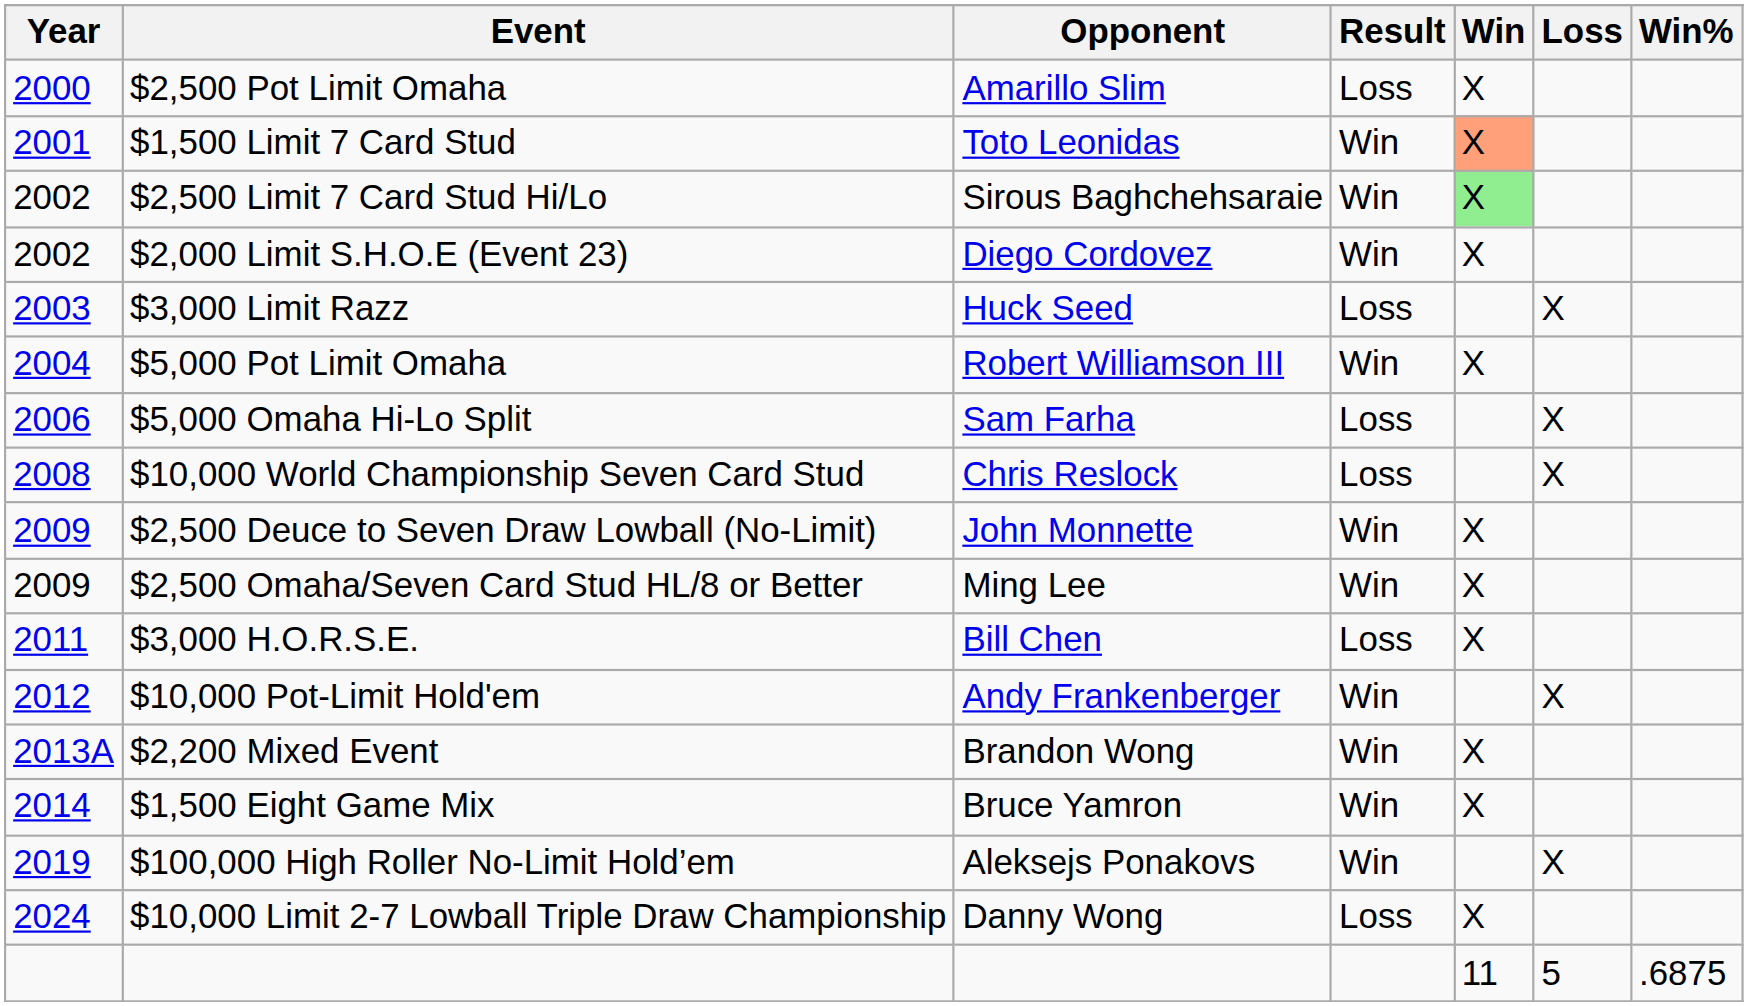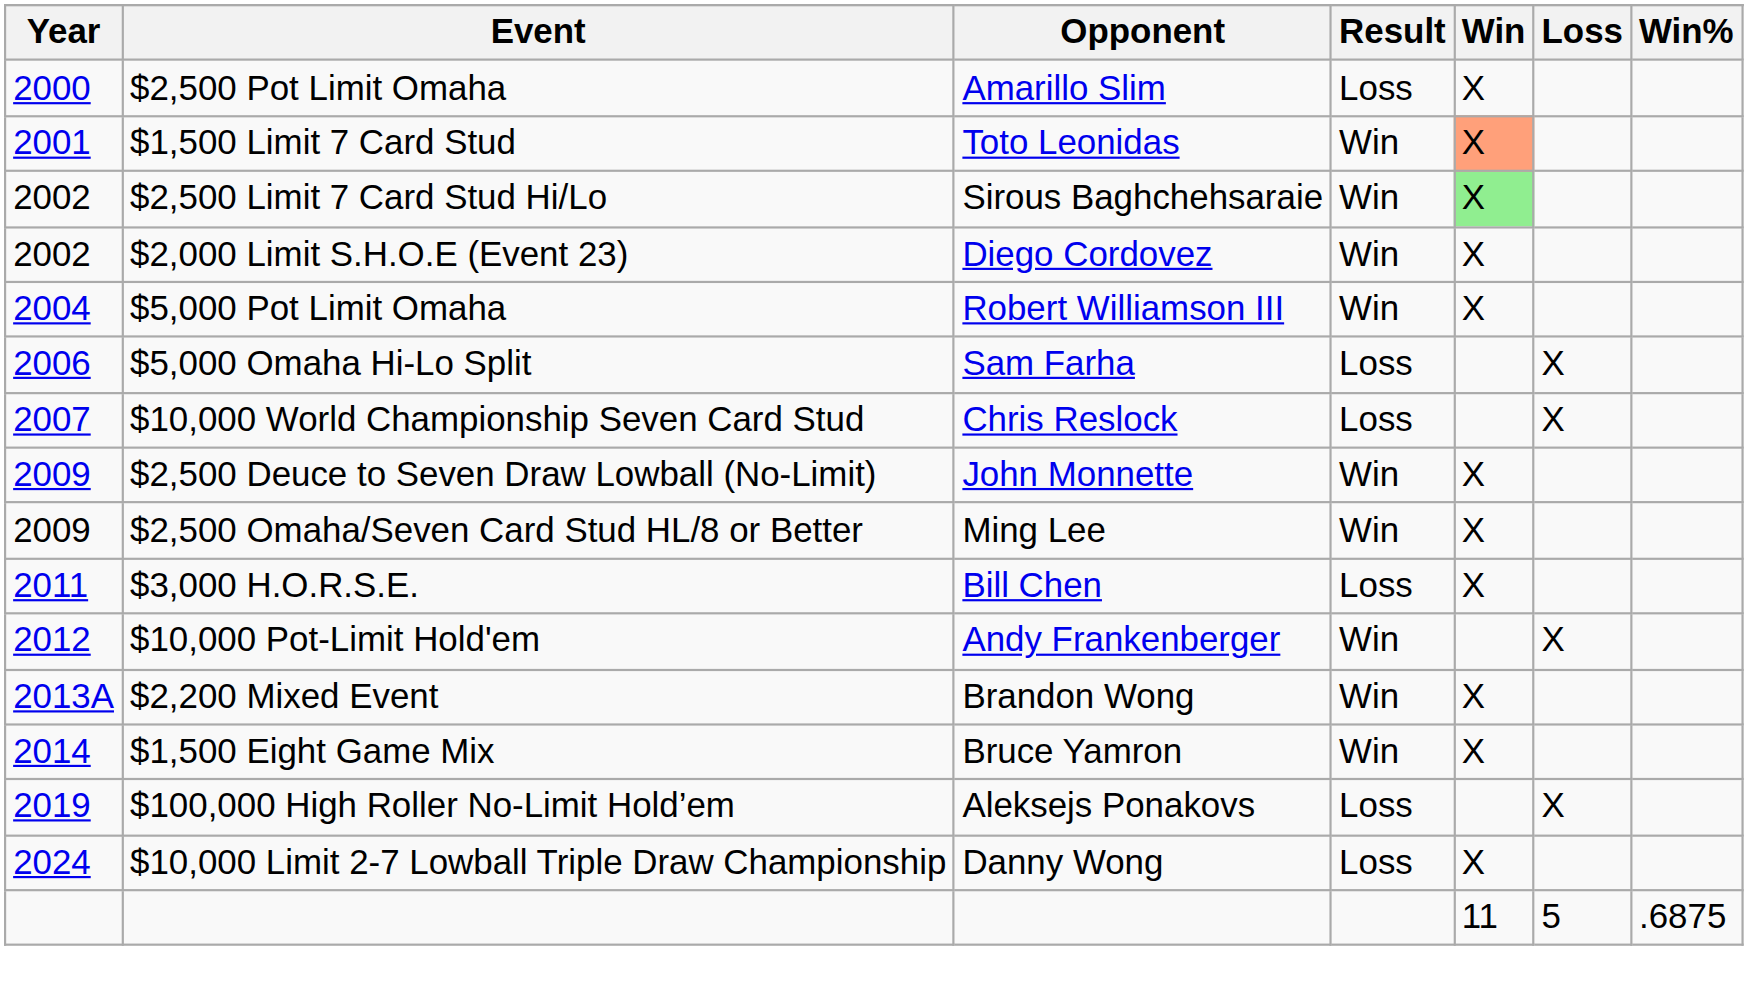- row: (270, 308)
(52, 474) 2008 -> (52, 419) 2007
(1369, 861) Win -> (1376, 806) Loss
